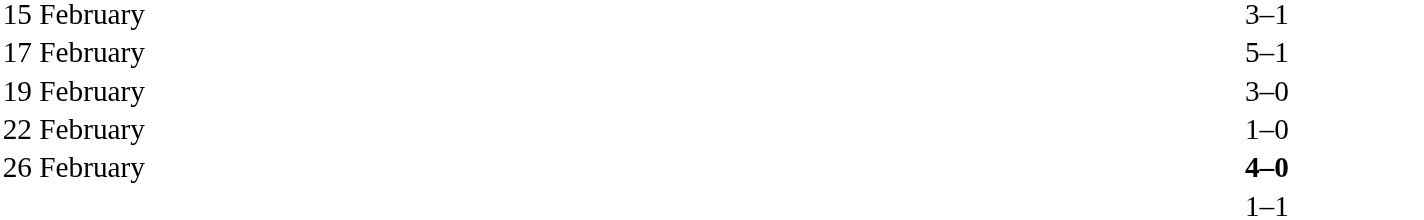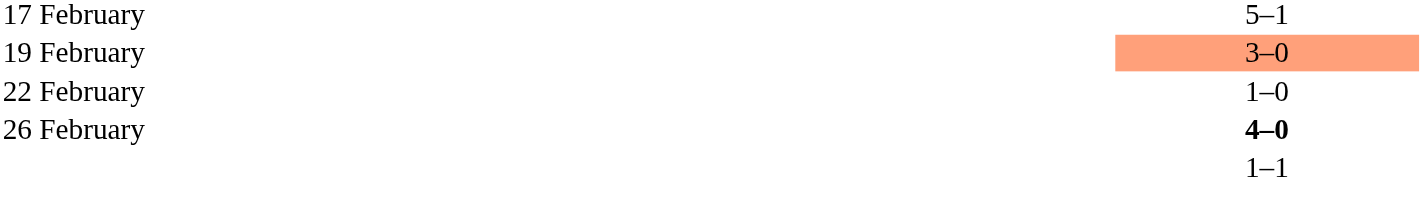- row: (74, 14)
(1267, 91) no background -> (1267, 52) lightsalmon background
